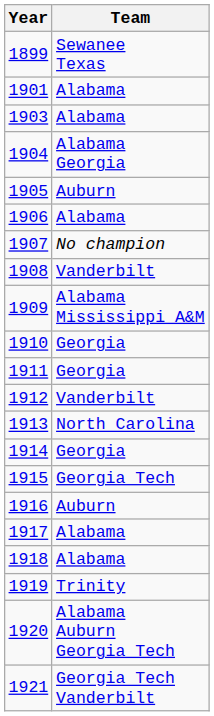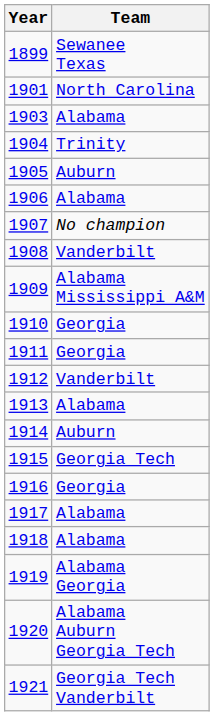(91, 91) Alabama -> (125, 91) North Carolina
(91, 154) Alabama Georgia -> (91, 145) Trinity
(125, 425) North Carolina -> (91, 406) Alabama
(91, 452) Georgia -> (86, 433) Auburn
(86, 506) Auburn -> (91, 487) Georgia
(91, 586) Trinity -> (91, 577) Alabama Georgia
